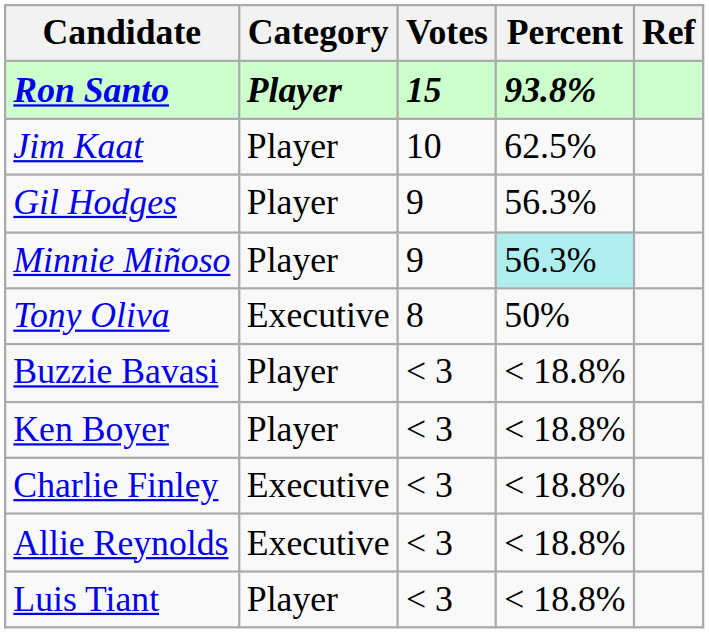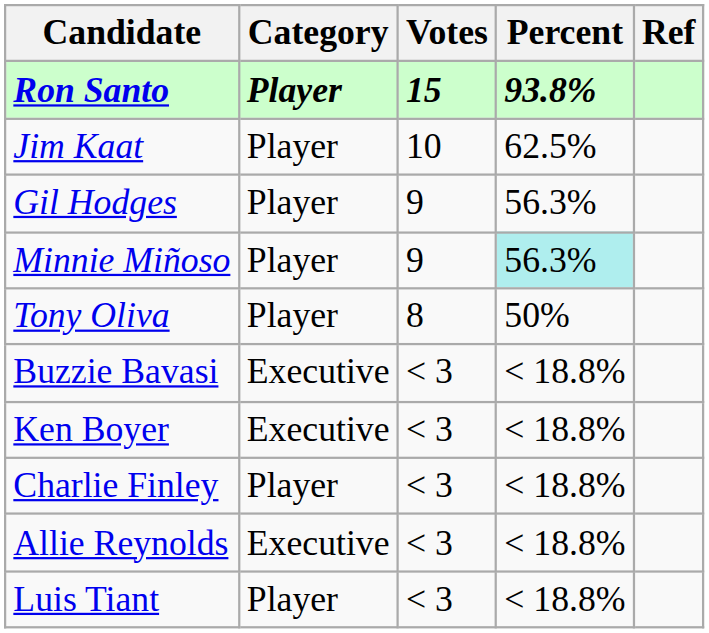(318, 315) Executive -> (292, 315) Player
(292, 372) Player -> (318, 372) Executive
(292, 428) Player -> (318, 428) Executive
(318, 485) Executive -> (292, 485) Player
